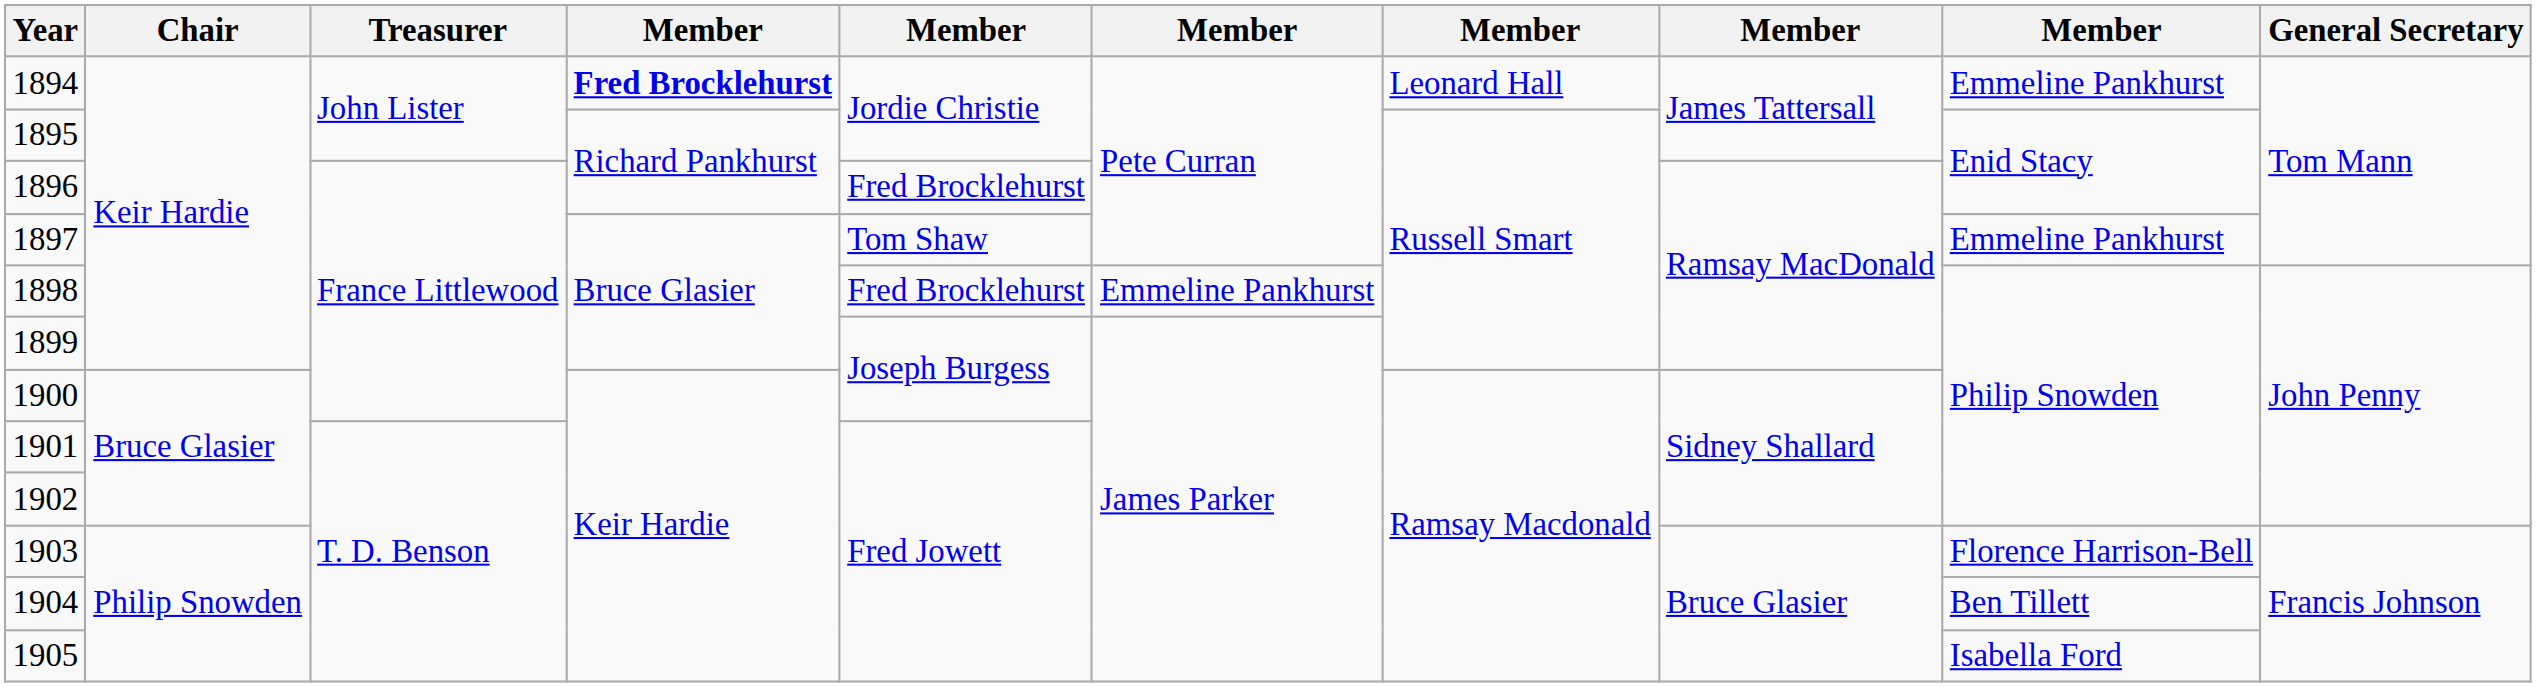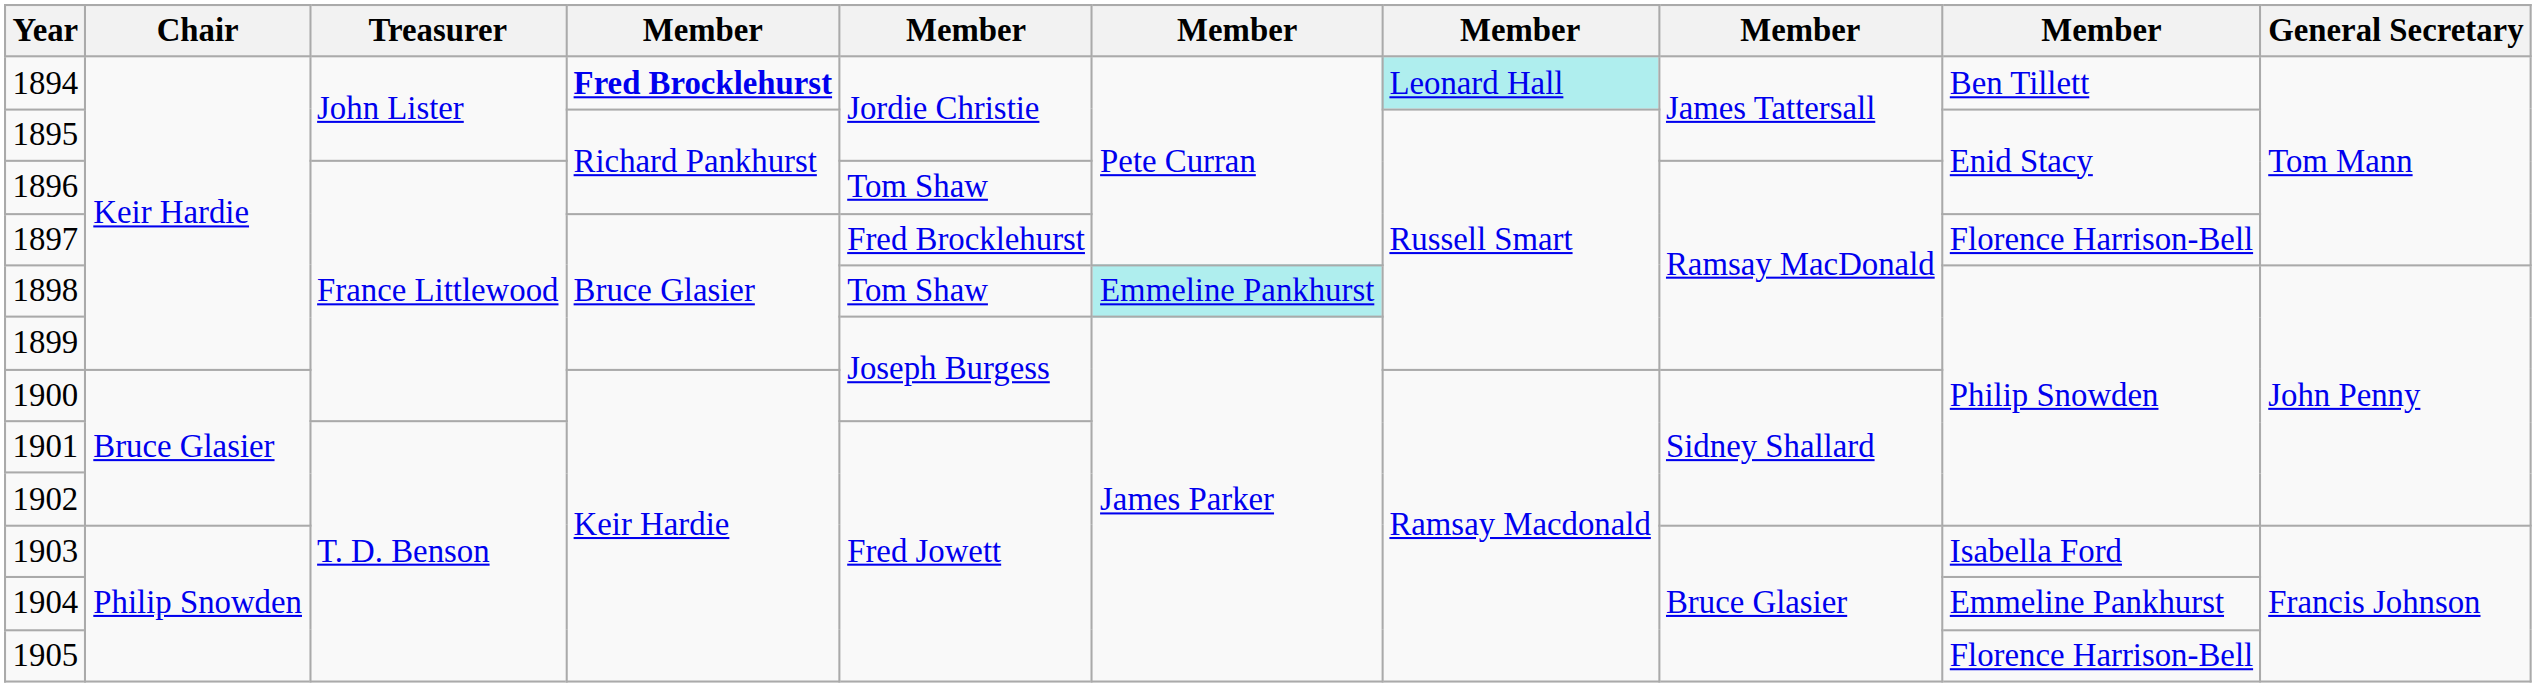(1476, 82) no background -> (1476, 82) paleturquoise background
(2087, 82) Emmeline Pankhurst -> (2020, 82) Ben Tillett
(966, 186) Fred Brocklehurst -> (918, 186) Tom Shaw
(918, 238) Tom Shaw -> (966, 238) Fred Brocklehurst
(2087, 238) Emmeline Pankhurst -> (2101, 238) Florence Harrison-Bell
(966, 290) Fred Brocklehurst -> (918, 290) Tom Shaw
(1237, 290) no background -> (1237, 290) paleturquoise background
(2101, 550) Florence Harrison-Bell -> (2036, 550) Isabella Ford
(2020, 602) Ben Tillett -> (2087, 602) Emmeline Pankhurst
(2036, 654) Isabella Ford -> (2101, 654) Florence Harrison-Bell
